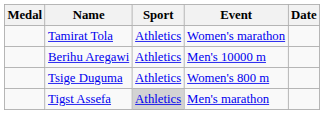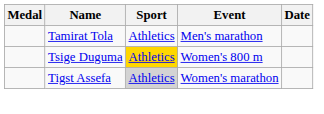(236, 36) Women's marathon -> (222, 36) Men's marathon
- row: (89, 57)
(158, 78) no background -> (152, 57) gold background
(228, 99) Men's marathon -> (230, 78) Women's marathon
